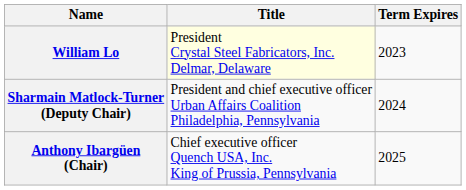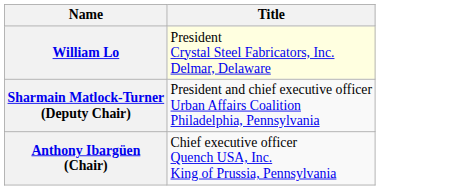- column: (418, 15)
